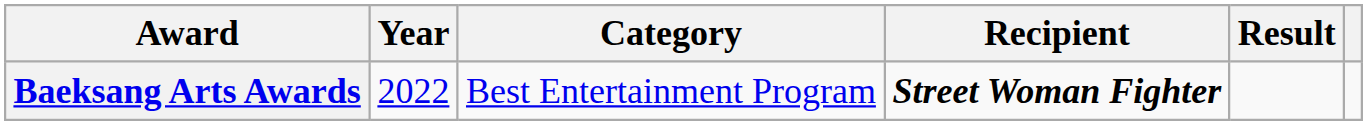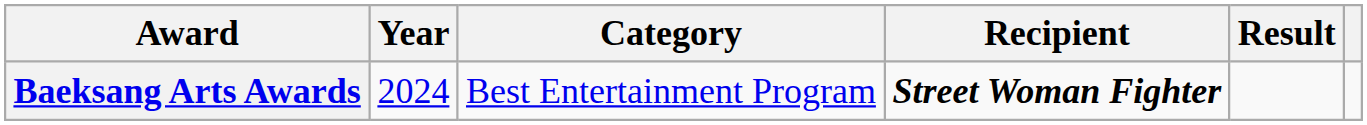(413, 90) 2022 -> (413, 90) 2024
